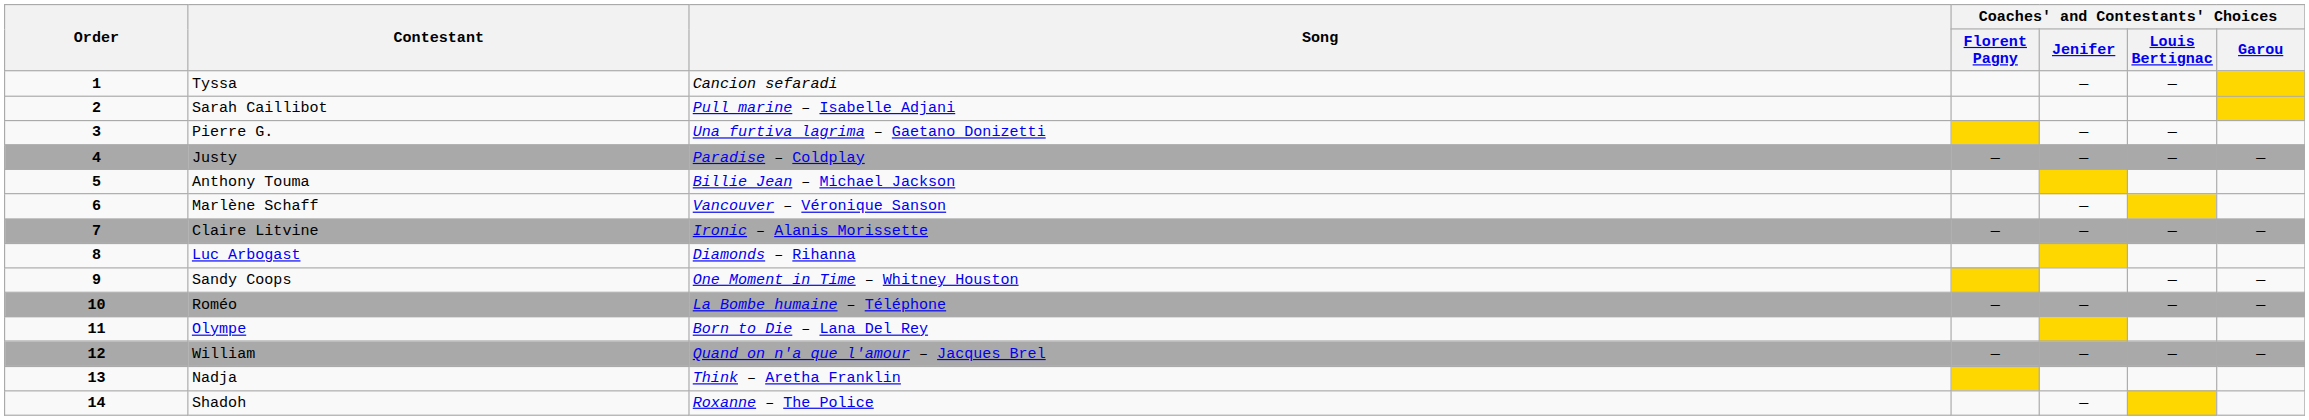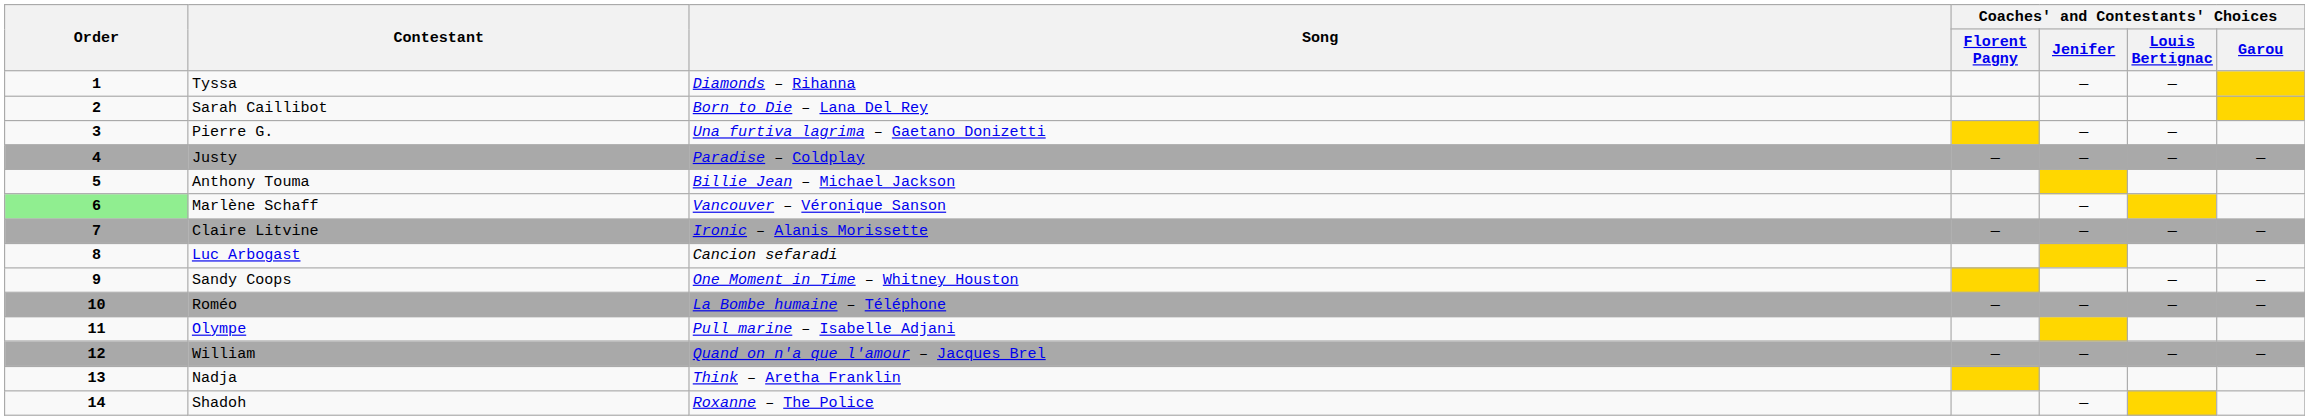(765, 83) Cancion sefaradi -> (774, 83) Diamonds – Rihanna
(824, 108) Pull marine – Isabelle Adjani -> (810, 108) Born to Die – Lana Del Rey
(96, 206) no background -> (96, 206) lightgreen background
(774, 255) Diamonds – Rihanna -> (765, 255) Cancion sefaradi
(810, 329) Born to Die – Lana Del Rey -> (824, 329) Pull marine – Isabelle Adjani
